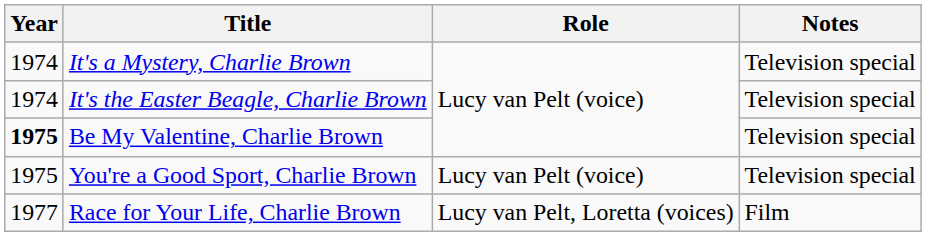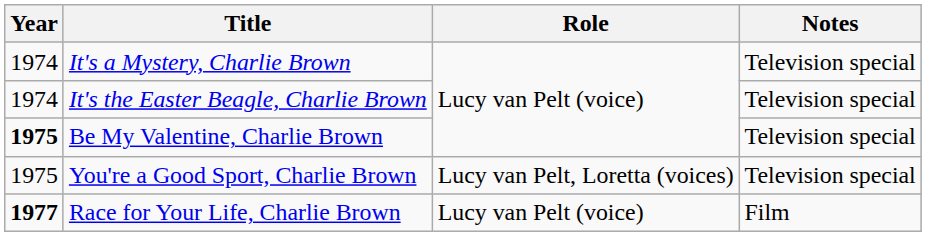(541, 174) Lucy van Pelt (voice) -> (586, 174) Lucy van Pelt, Loretta (voices)
(34, 212) normal -> (34, 212) bold
(586, 212) Lucy van Pelt, Loretta (voices) -> (541, 212) Lucy van Pelt (voice)
